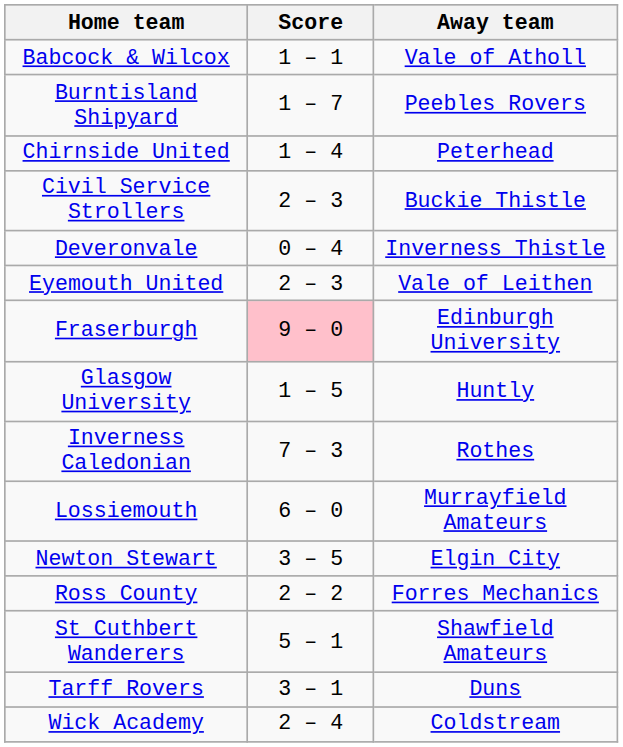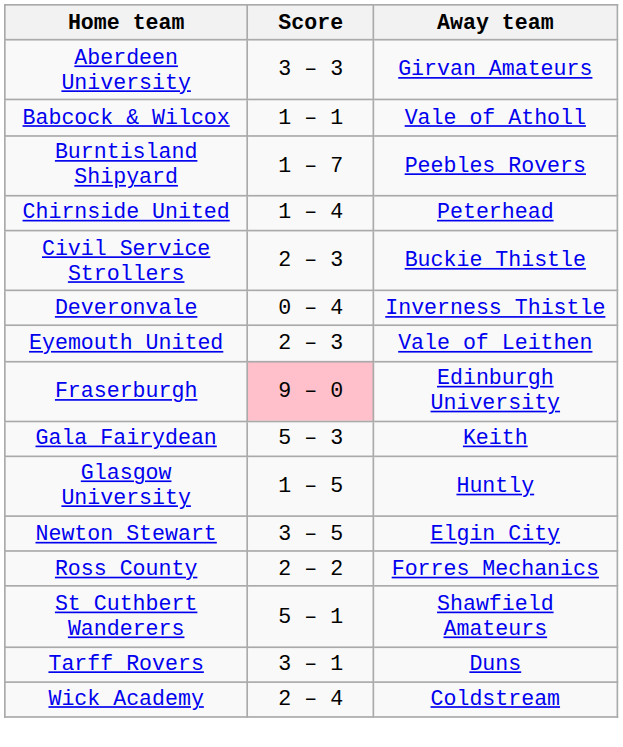+ row: (126, 70)
+ row: (126, 439)
- row: (126, 451)
- row: (126, 511)
